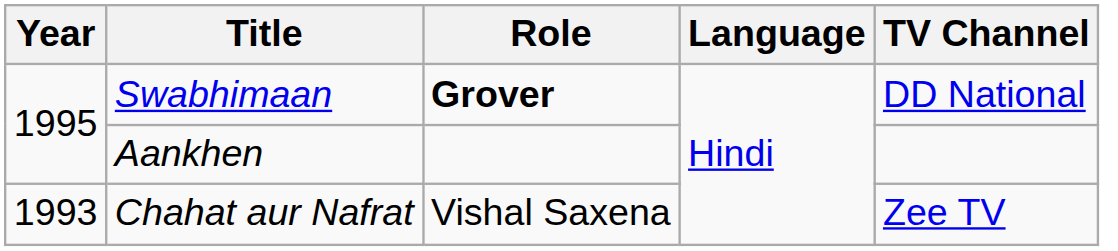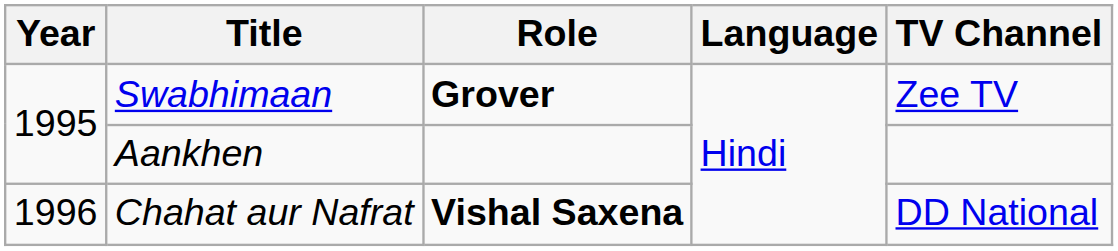(984, 93) DD National -> (957, 93) Zee TV
(56, 213) 1993 -> (56, 213) 1996
(551, 213) normal -> (557, 213) bold
(944, 213) Zee TV -> (997, 213) DD National
